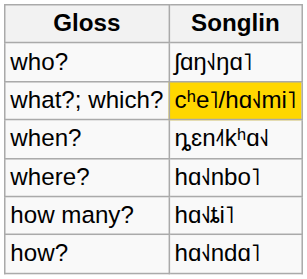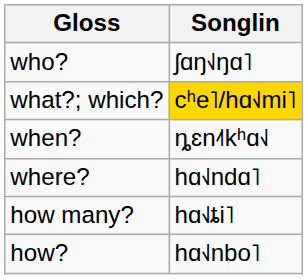(217, 176) hɑ˧˩nbo˥ -> (217, 176) hɑ˧˩ndɑ˥
(217, 253) hɑ˧˩ndɑ˥ -> (217, 253) hɑ˧˩nbo˥
